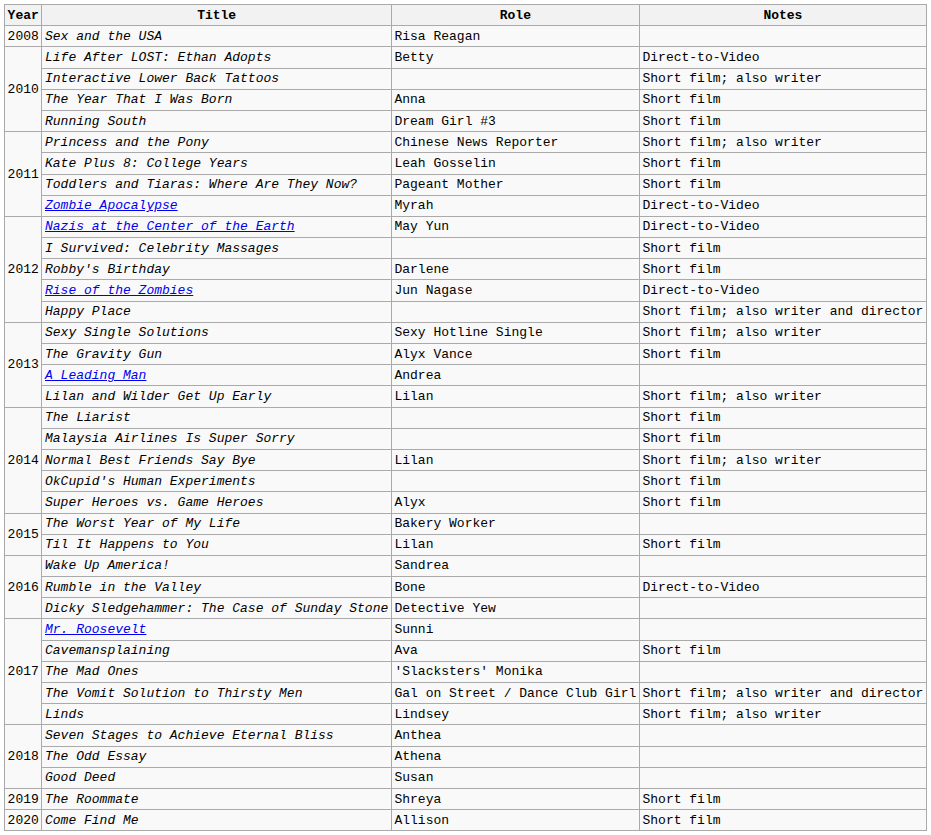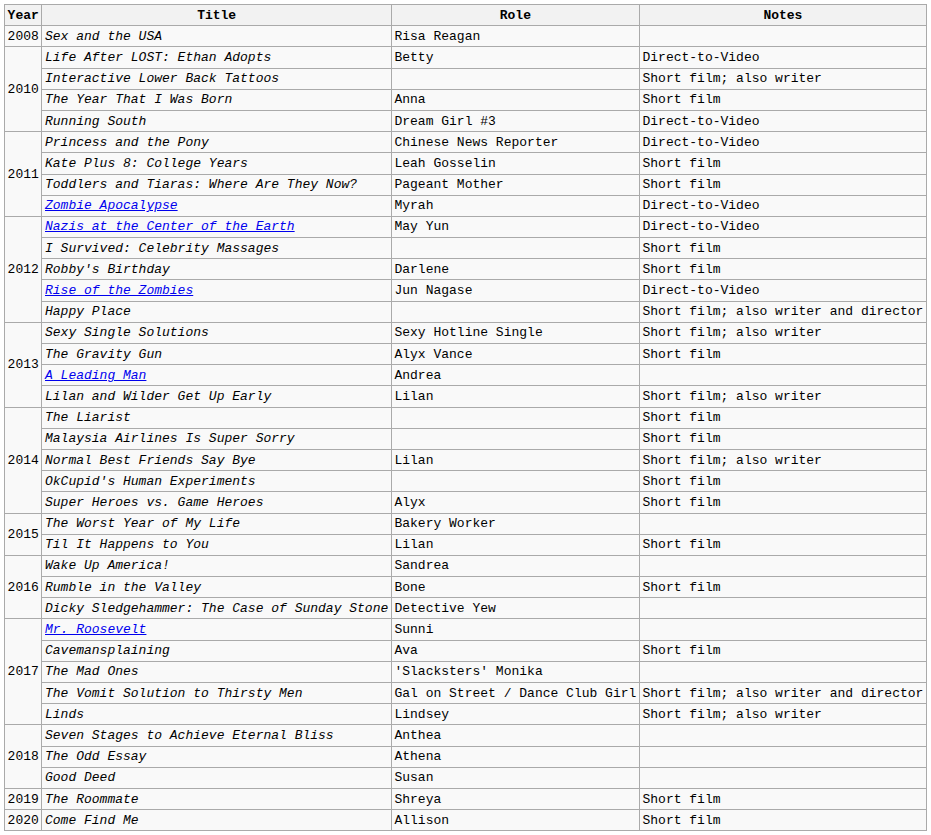(681, 121) Short film -> (701, 121) Direct-to-Video
(732, 142) Short film; also writer -> (701, 142) Direct-to-Video
(701, 587) Direct-to-Video -> (681, 587) Short film
